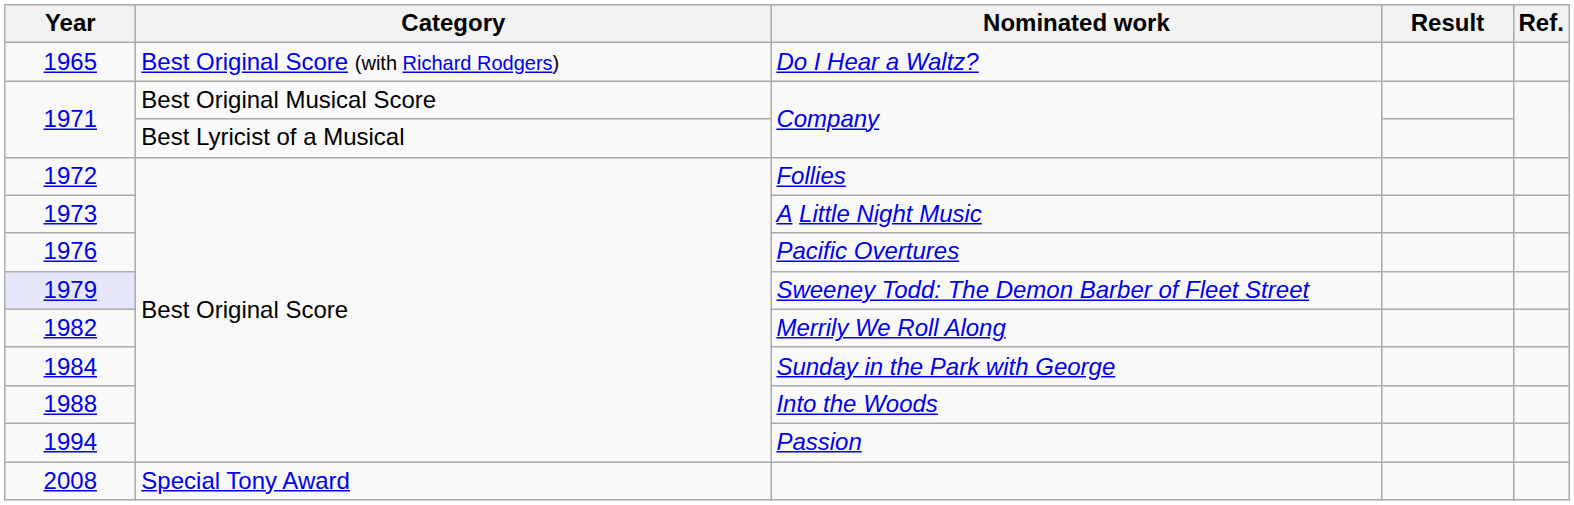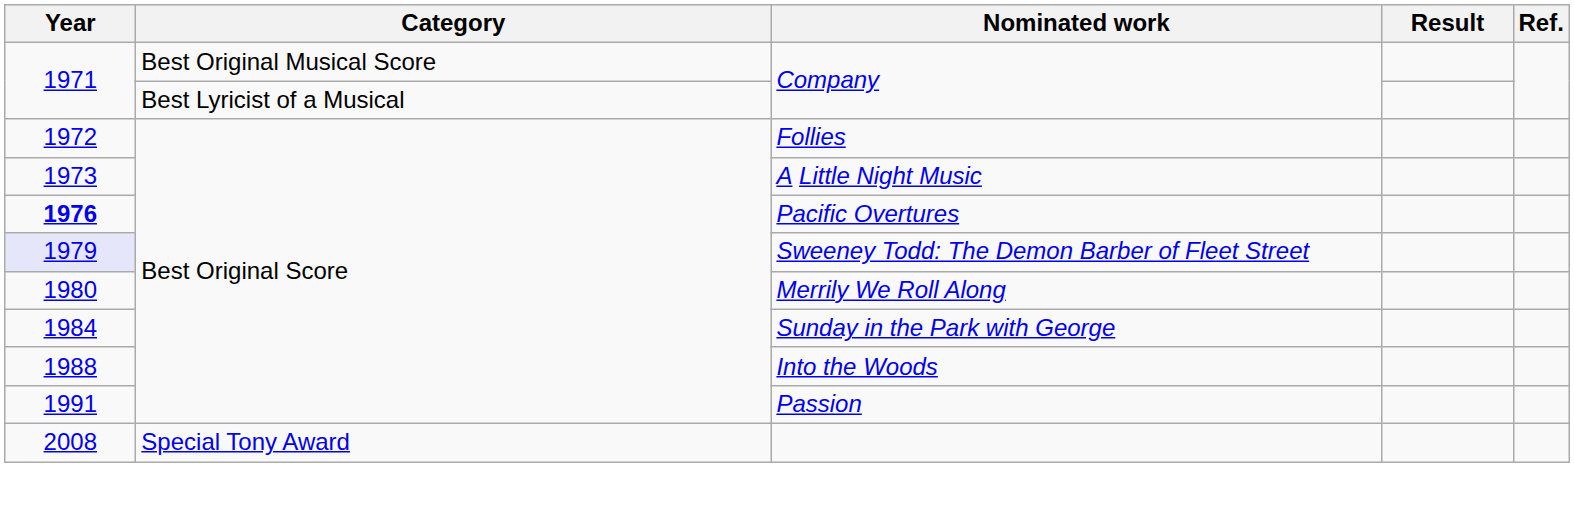- row: (350, 61)
(70, 251) normal -> (70, 213) bold
(70, 328) 1982 -> (70, 289) 1980
(70, 442) 1994 -> (70, 404) 1991
